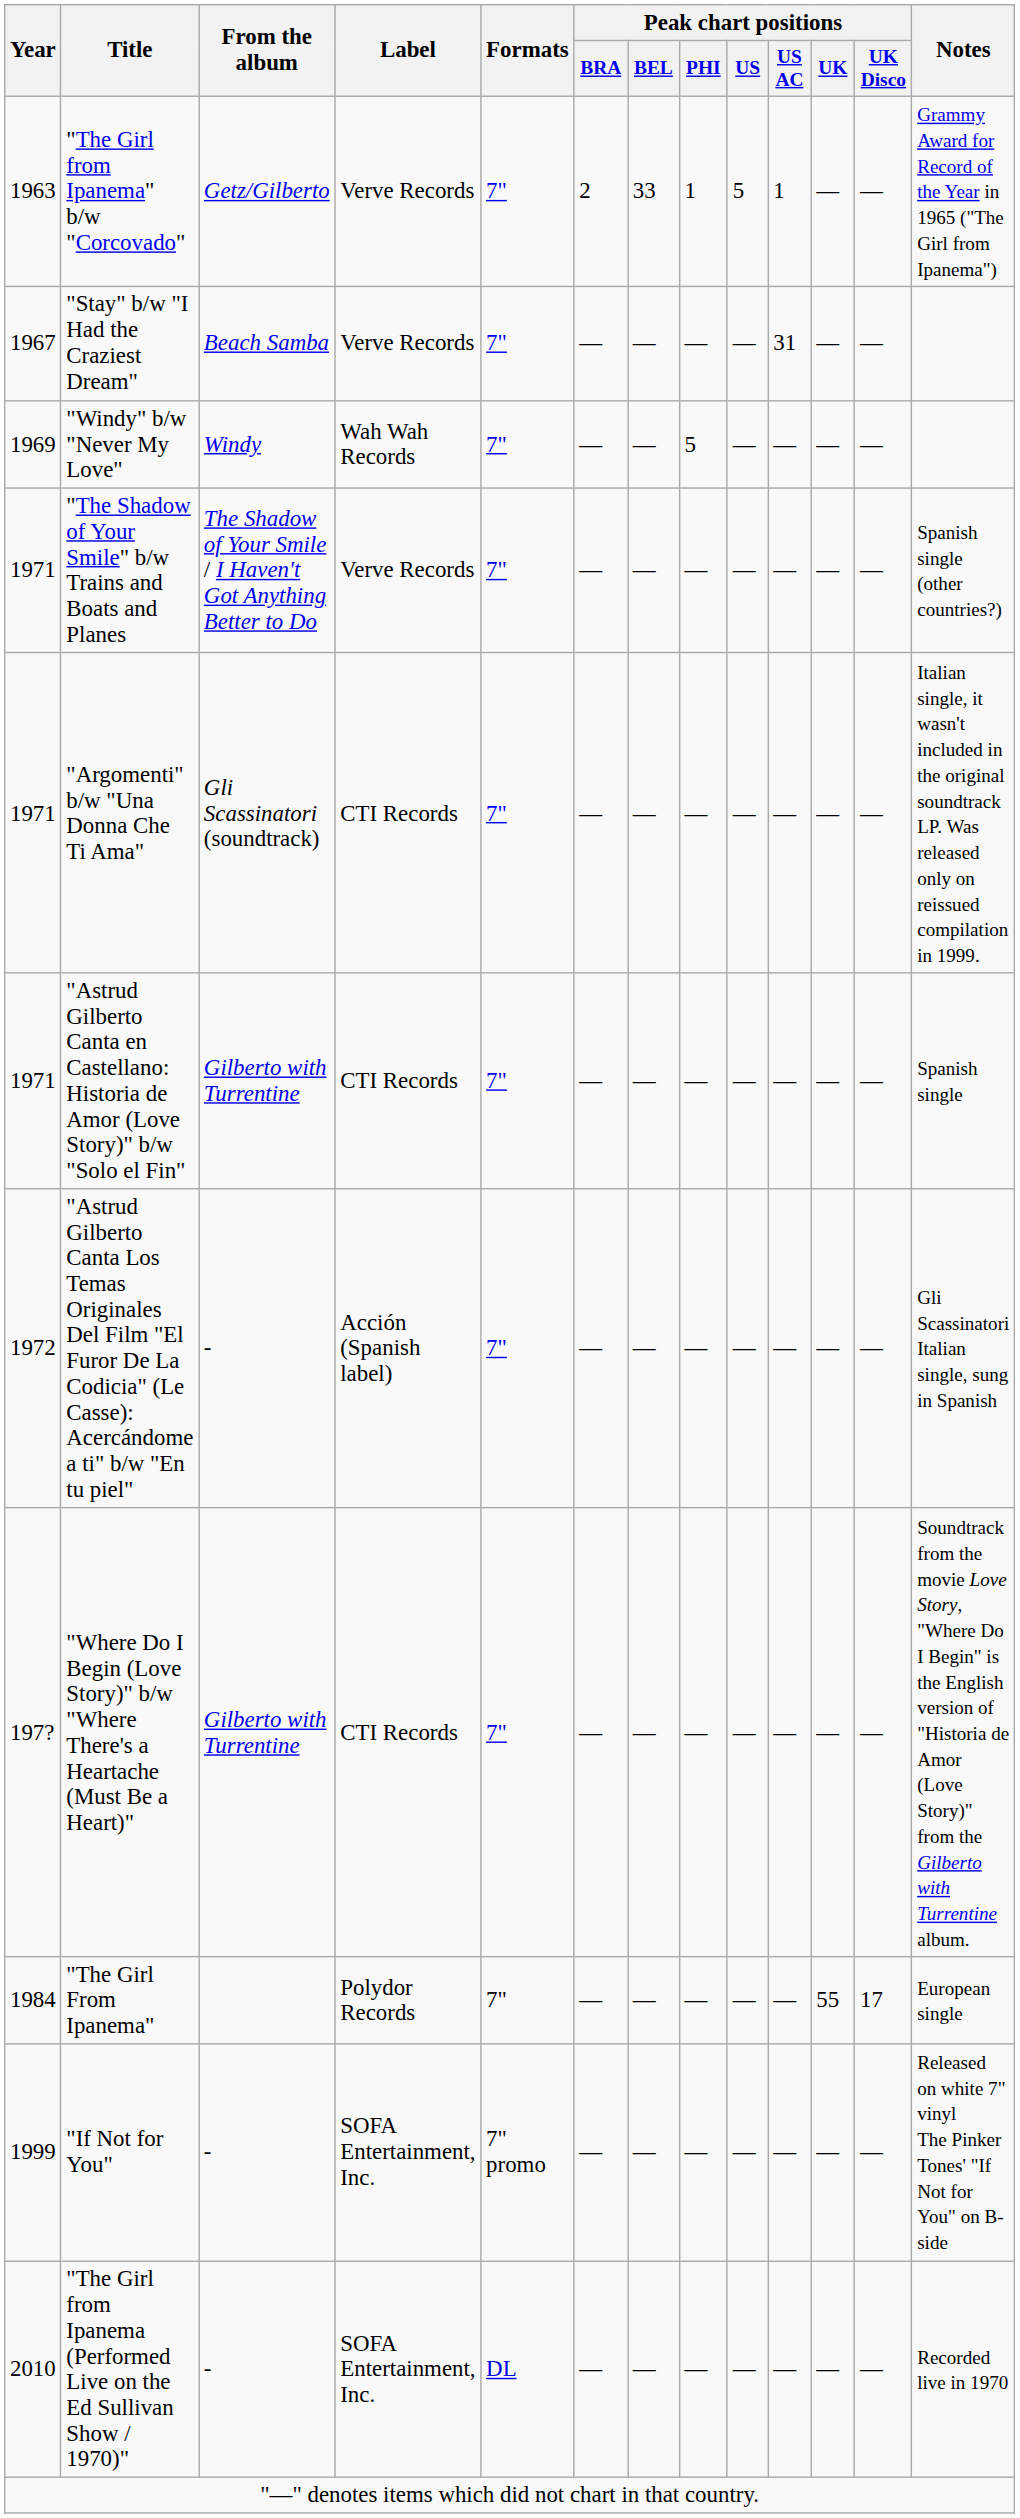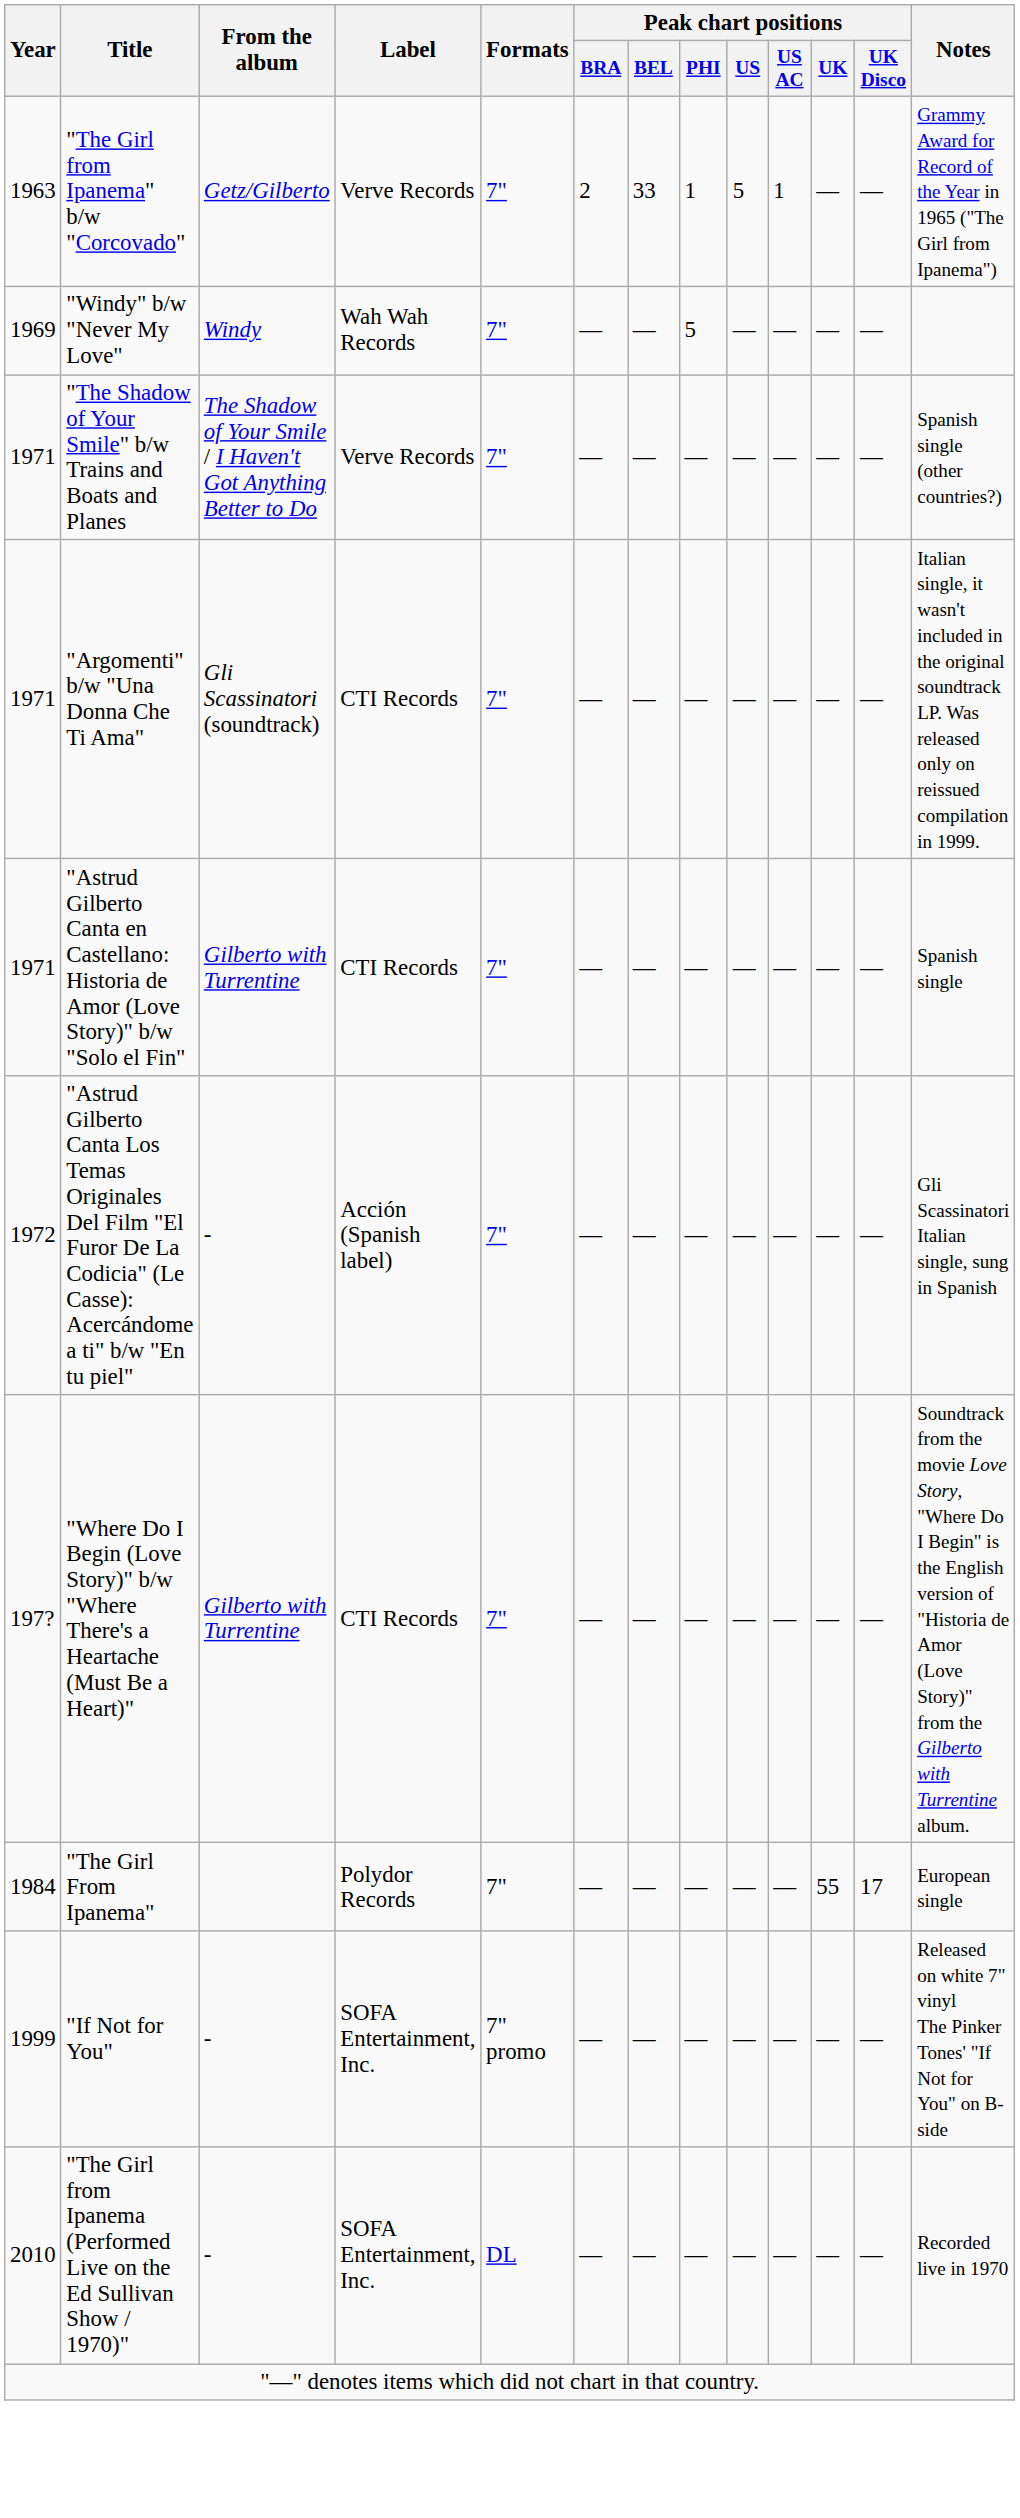- row: (127, 343)
